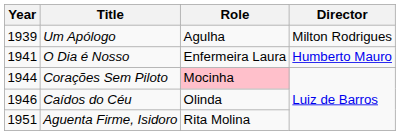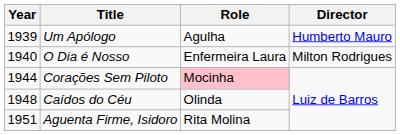(342, 36) Milton Rodrigues -> (342, 36) Humberto Mauro
(22, 57) 1941 -> (22, 57) 1940
(342, 57) Humberto Mauro -> (342, 57) Milton Rodrigues
(22, 99) 1946 -> (22, 99) 1948
